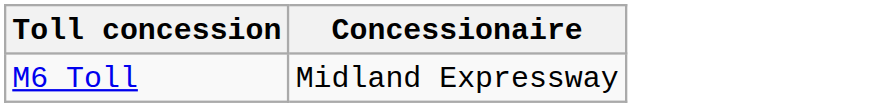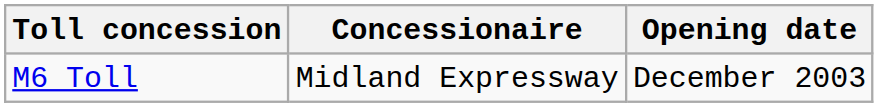+ column: (750, 30)
